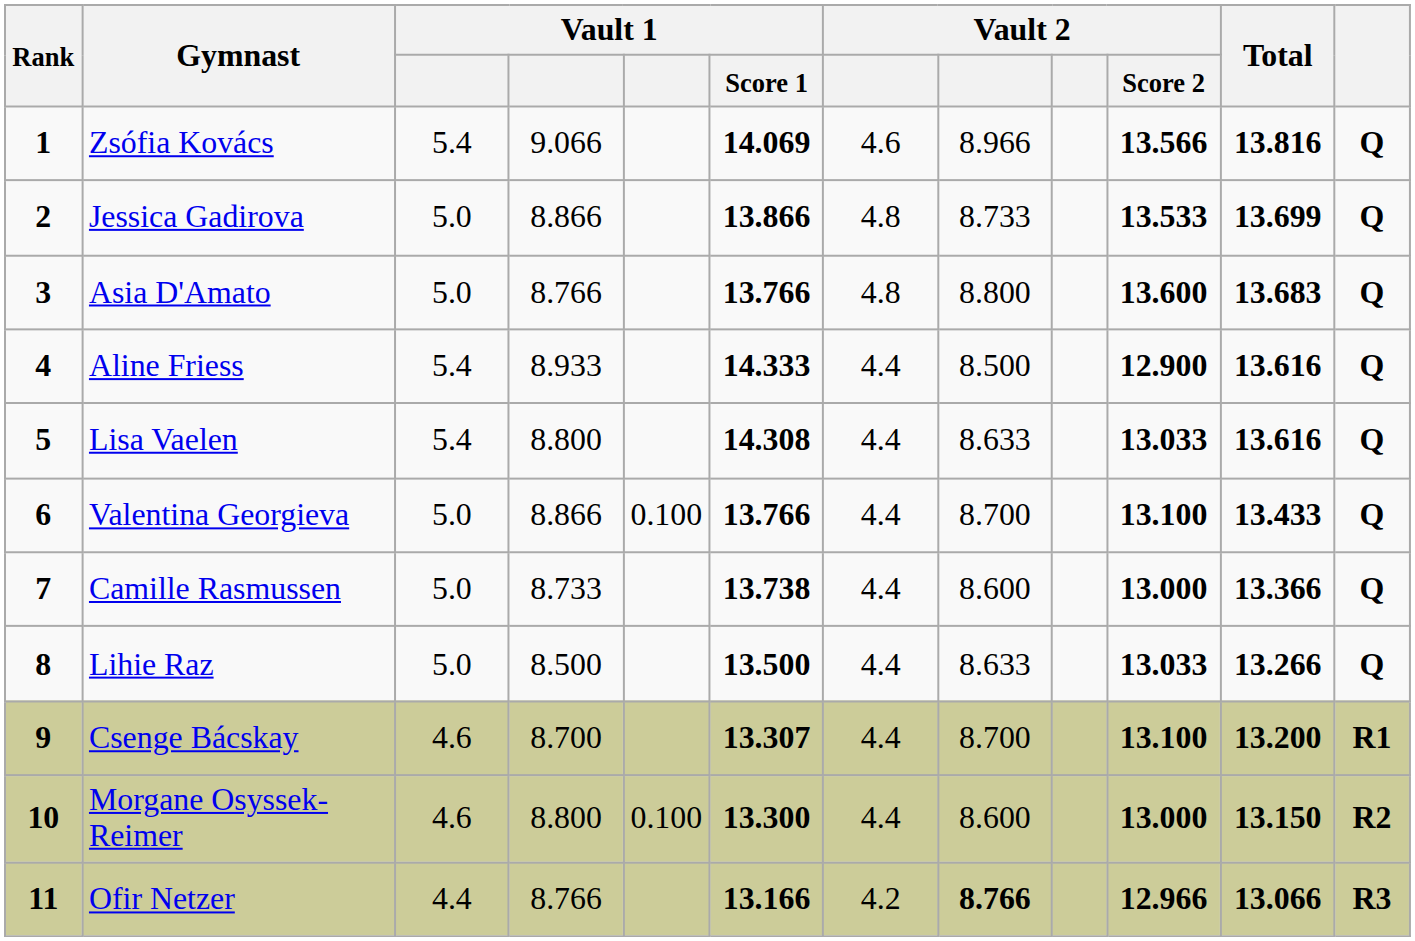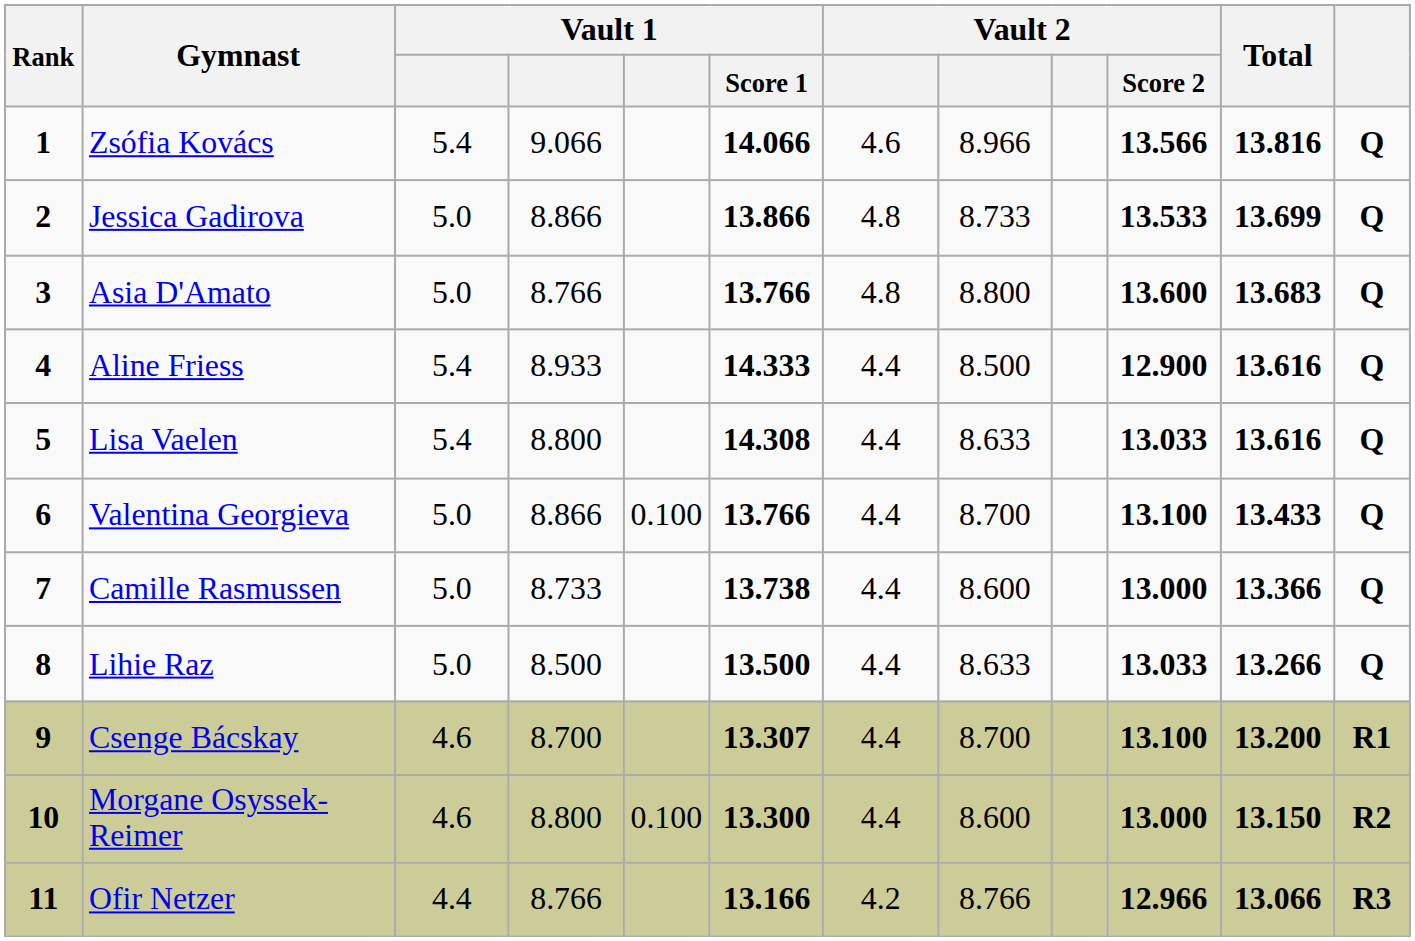(767, 142) 14.069 -> (767, 142) 14.066
(995, 898) bold -> (995, 898) normal
